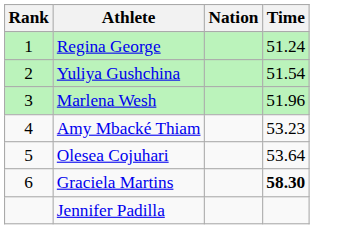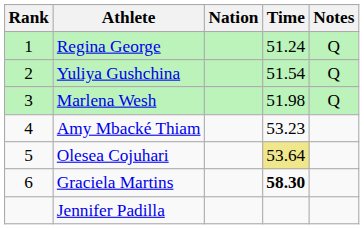+ column: (334, 18)
(286, 100) 51.96 -> (286, 100) 51.98
(286, 155) no background -> (286, 155) khaki background
